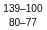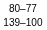rows swapped: (23, 9) <-> (23, 23)
